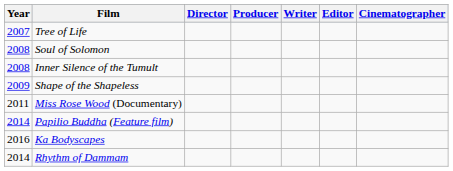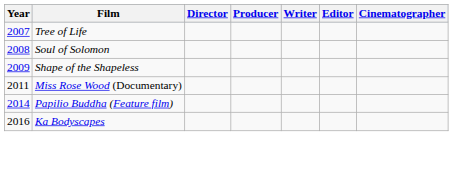- row: (96, 67)
- row: (82, 157)
